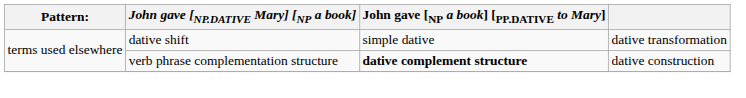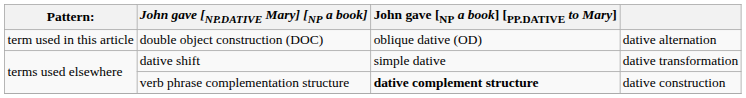+ row: (232, 39)
